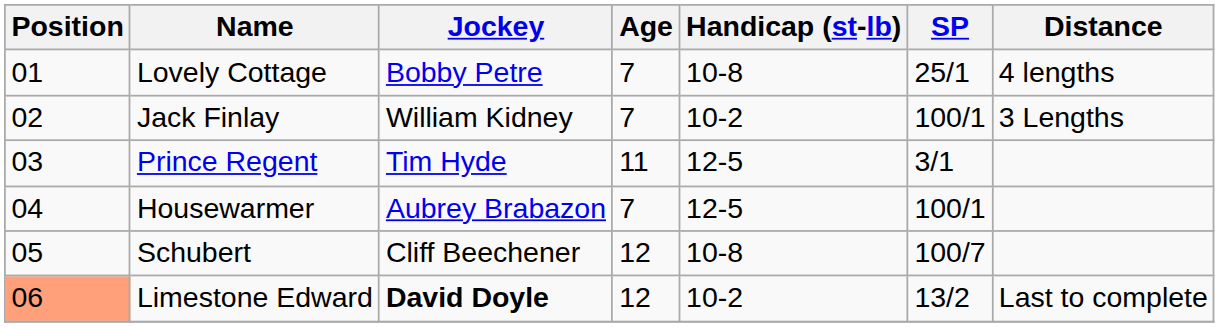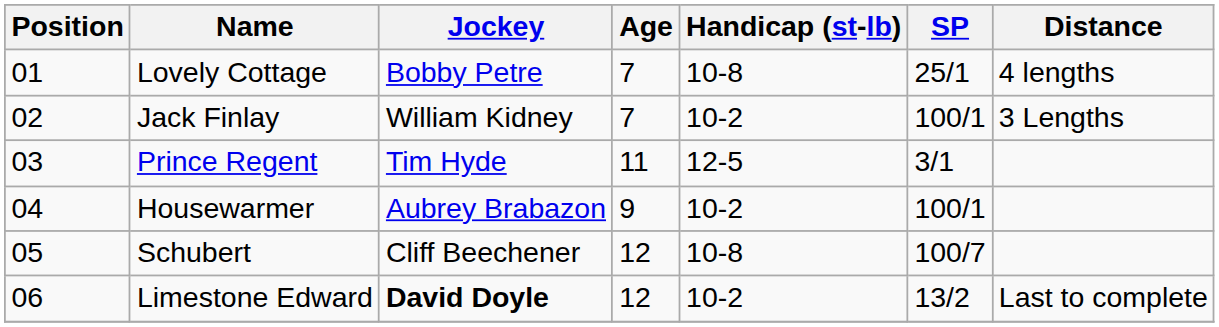(627, 207) 7 -> (627, 207) 9
(715, 207) 12-5 -> (715, 207) 10-2
(27, 298) lightsalmon background -> (27, 298) no background
